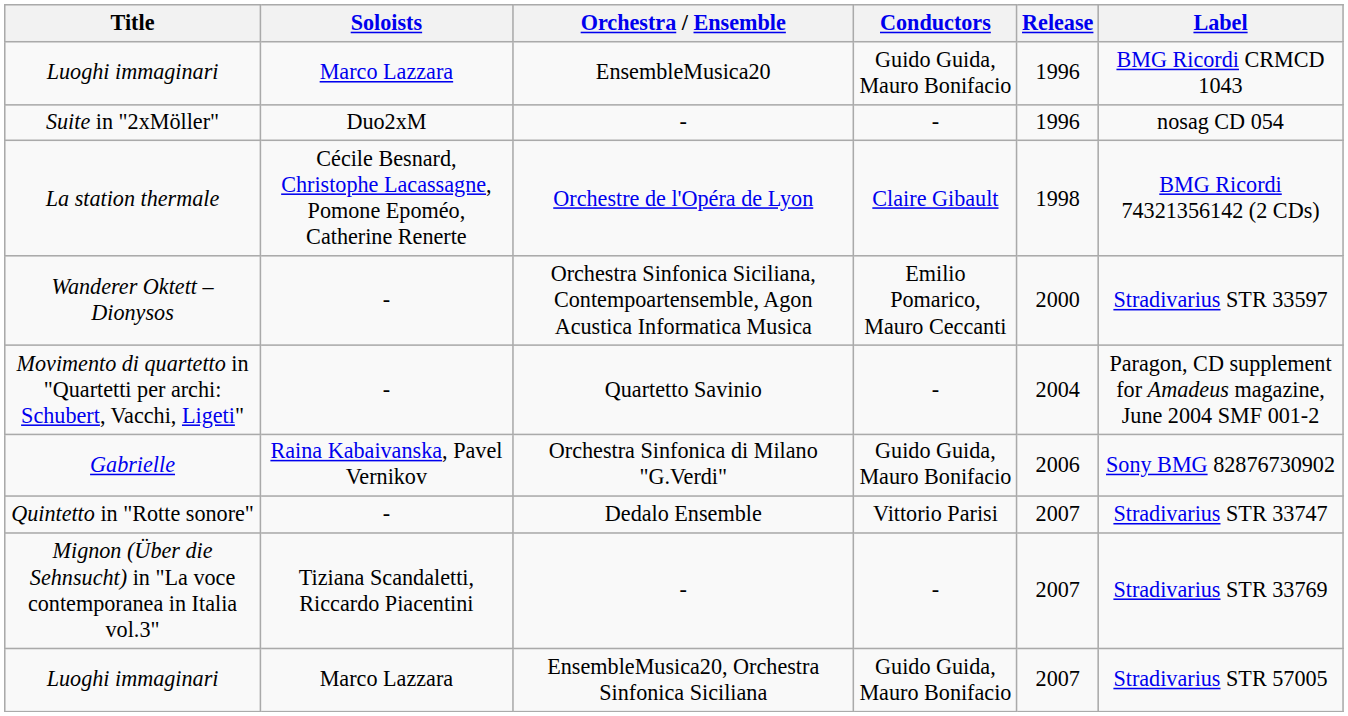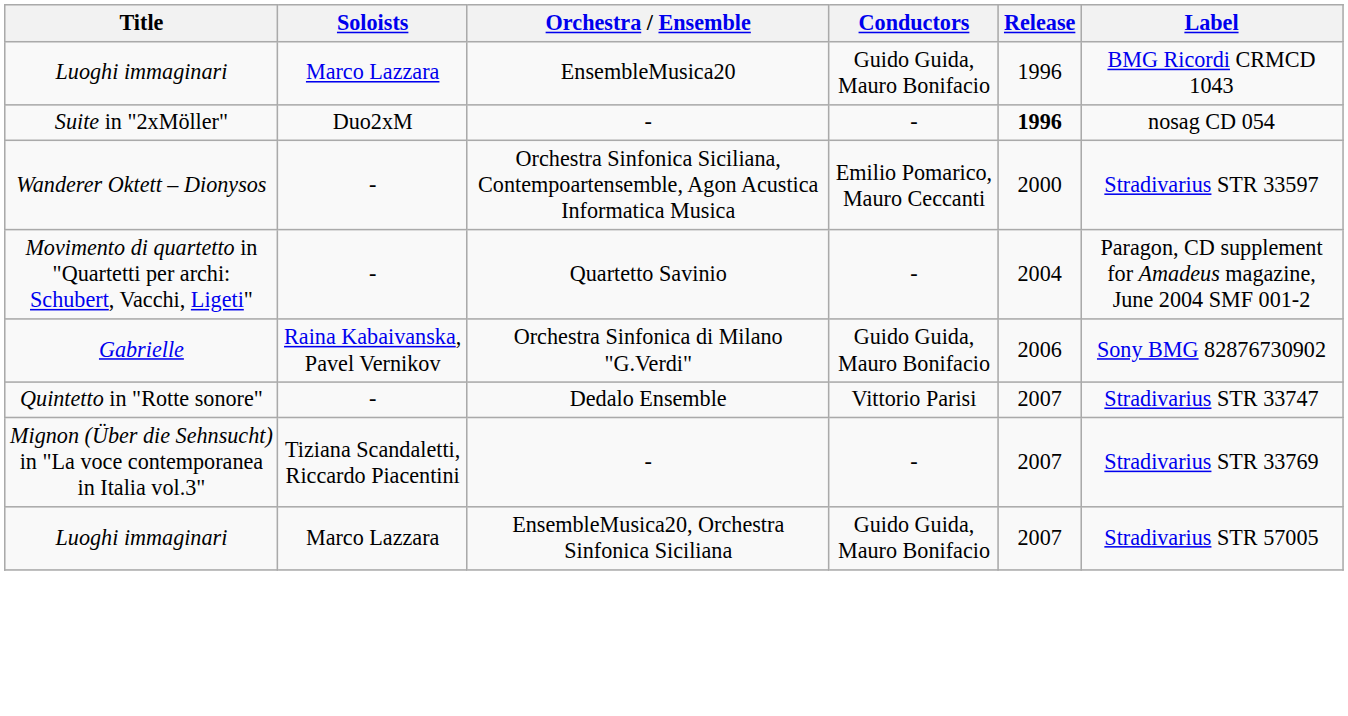(1058, 122) normal -> (1040, 122) bold
- row: (133, 198)
